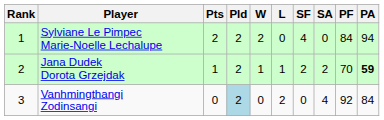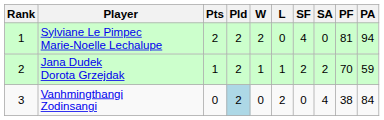(346, 38) 84 -> (346, 38) 81
(368, 69) bold -> (368, 69) normal
(346, 100) 92 -> (346, 100) 38
